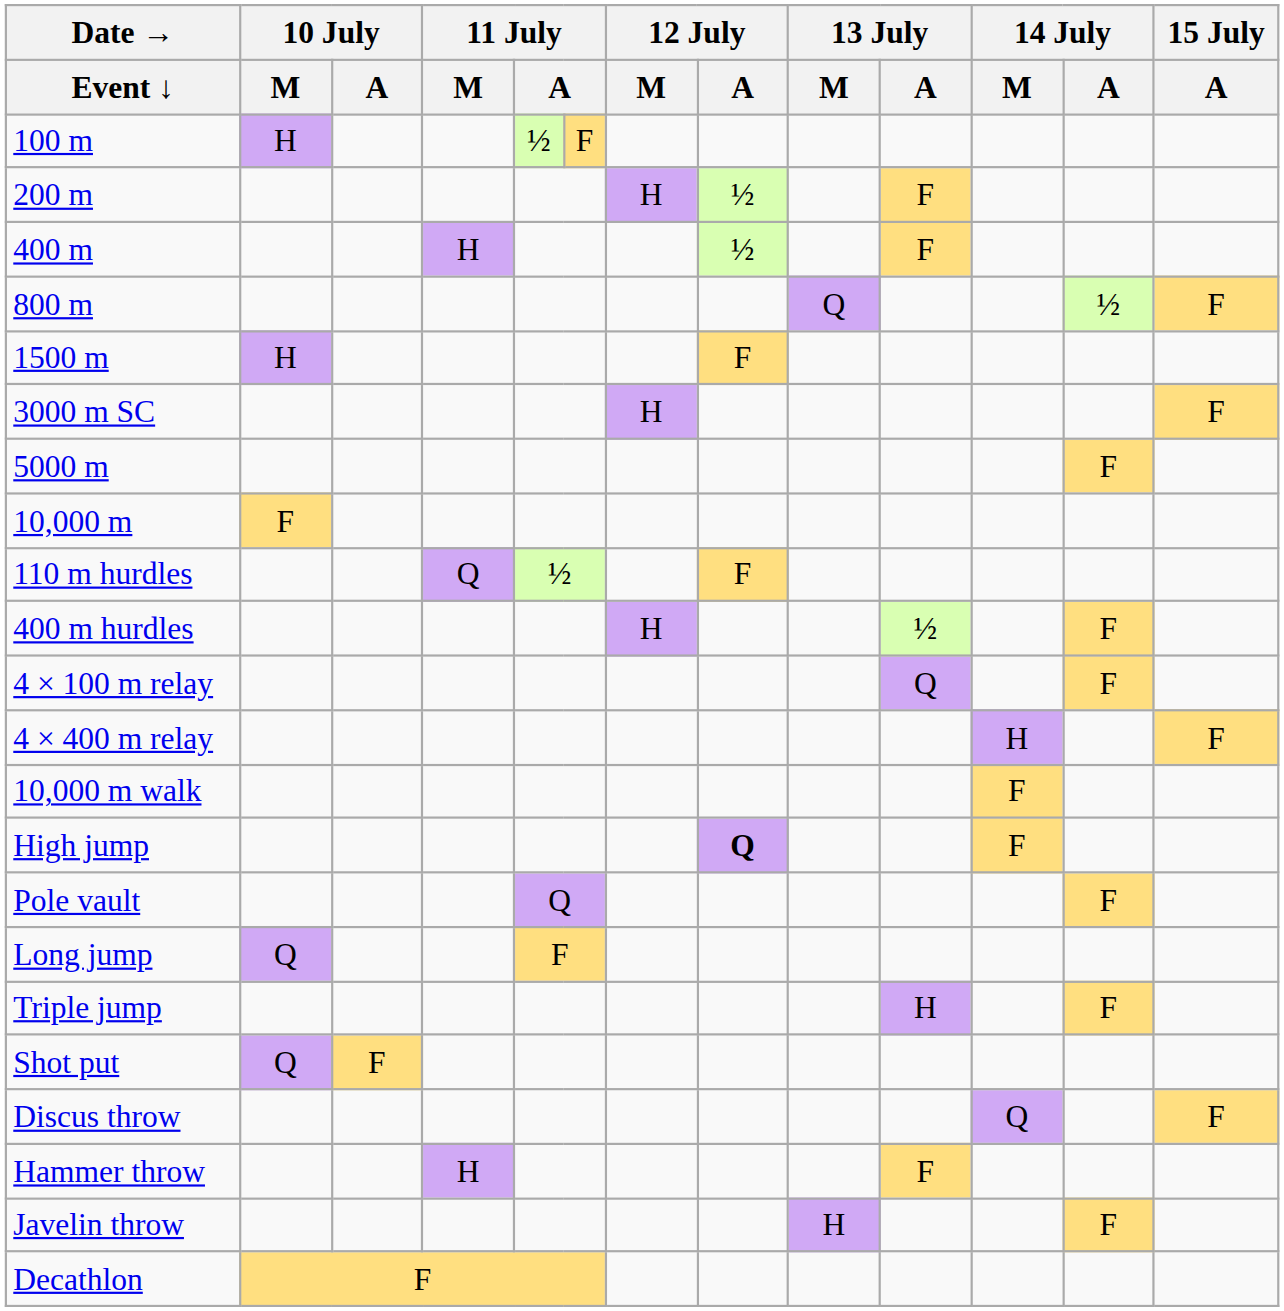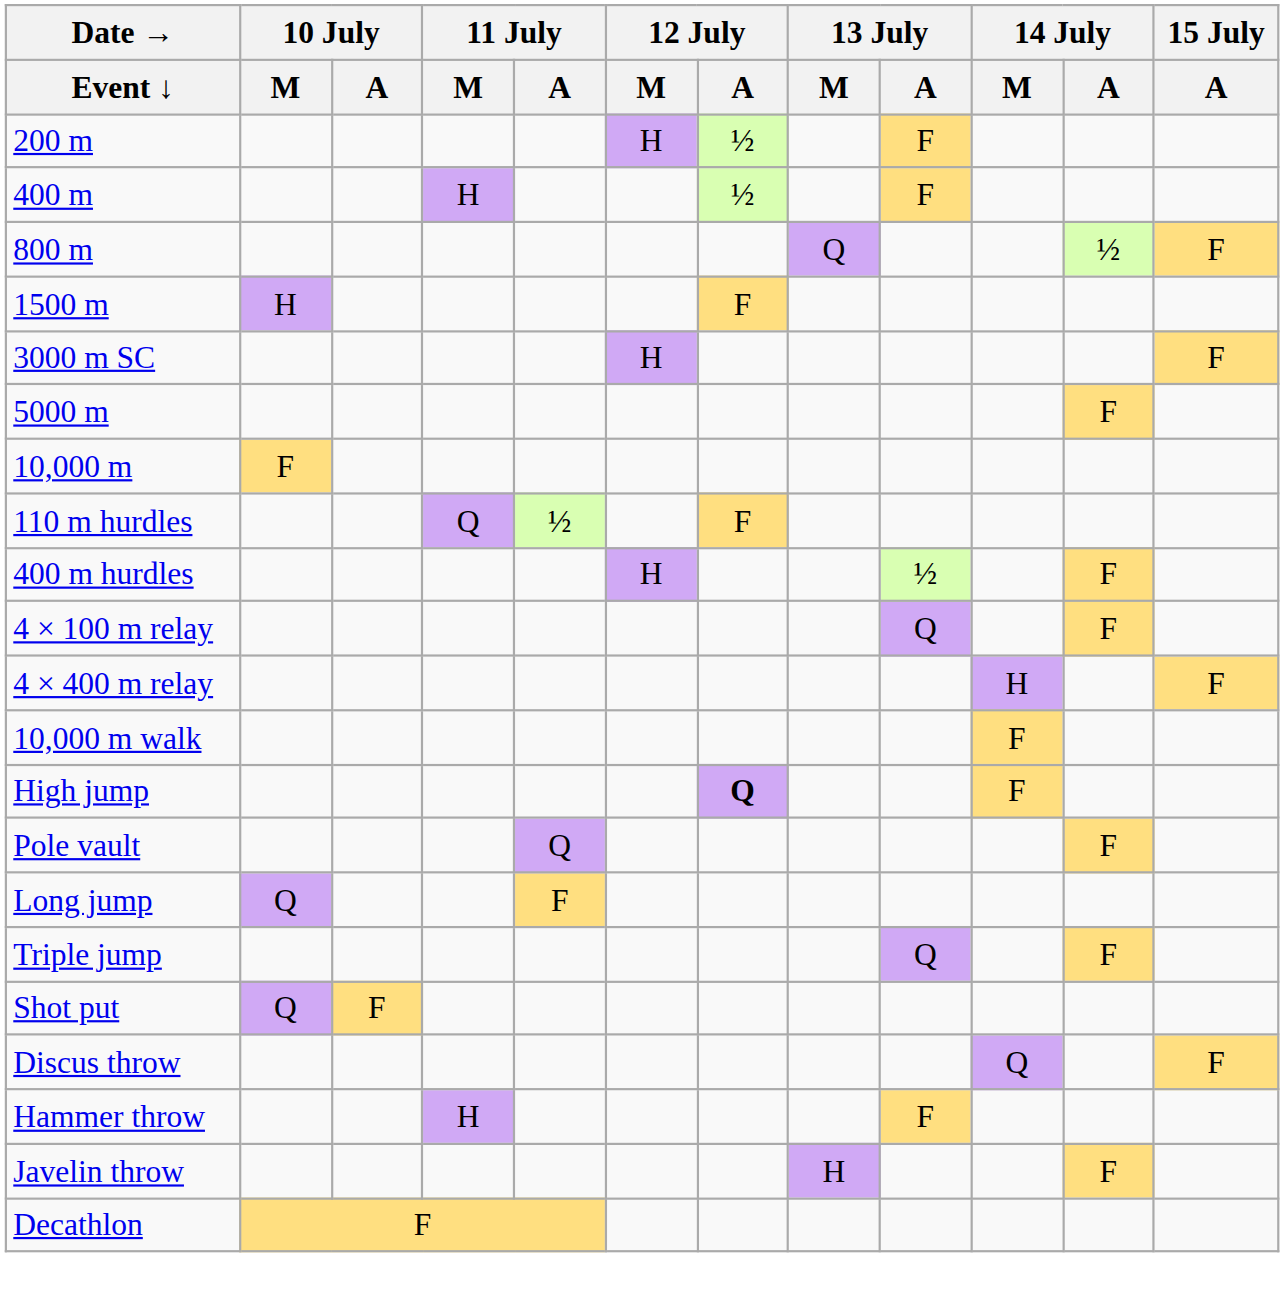- row: (53, 141)
(925, 1008) H -> (925, 954) Q
